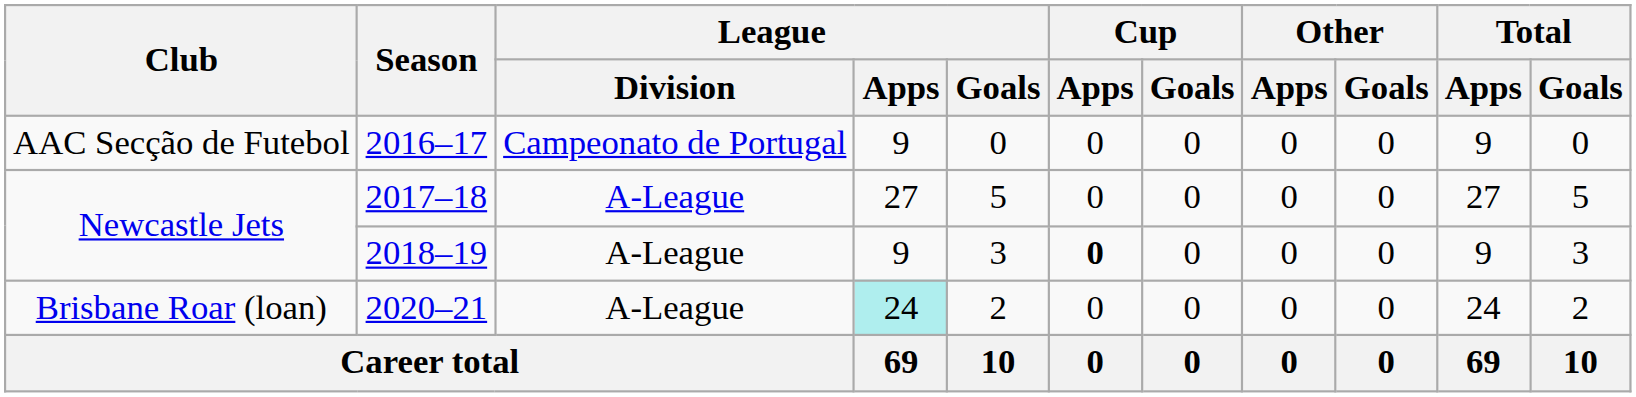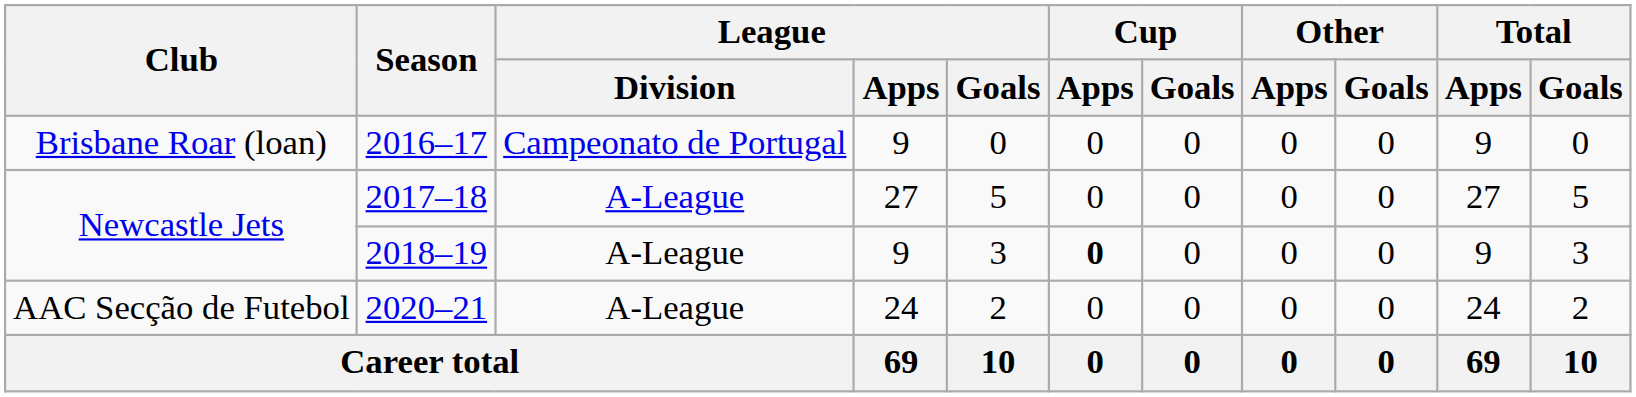(181, 142) AAC Secção de Futebol -> (181, 142) Brisbane Roar (loan)
(181, 307) Brisbane Roar (loan) -> (181, 307) AAC Secção de Futebol
(901, 307) paleturquoise background -> (901, 307) no background
